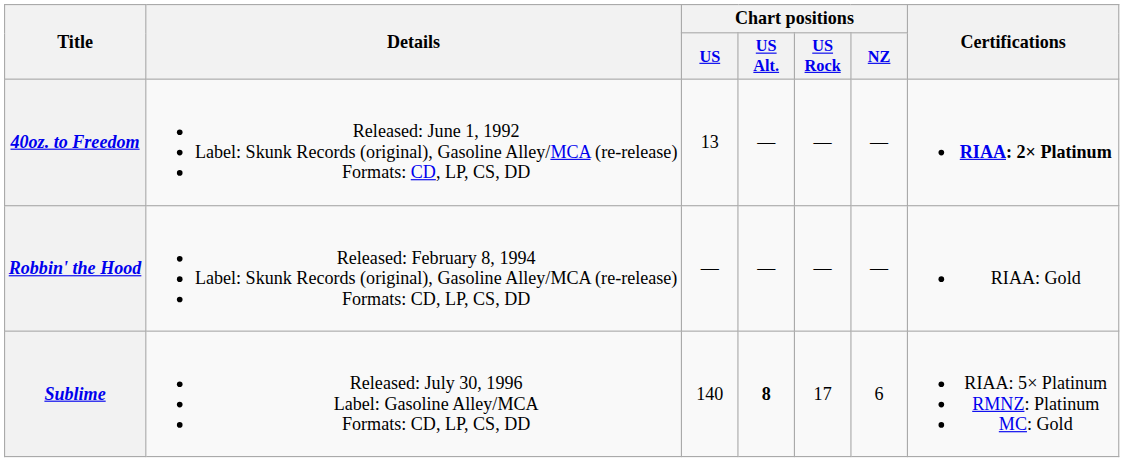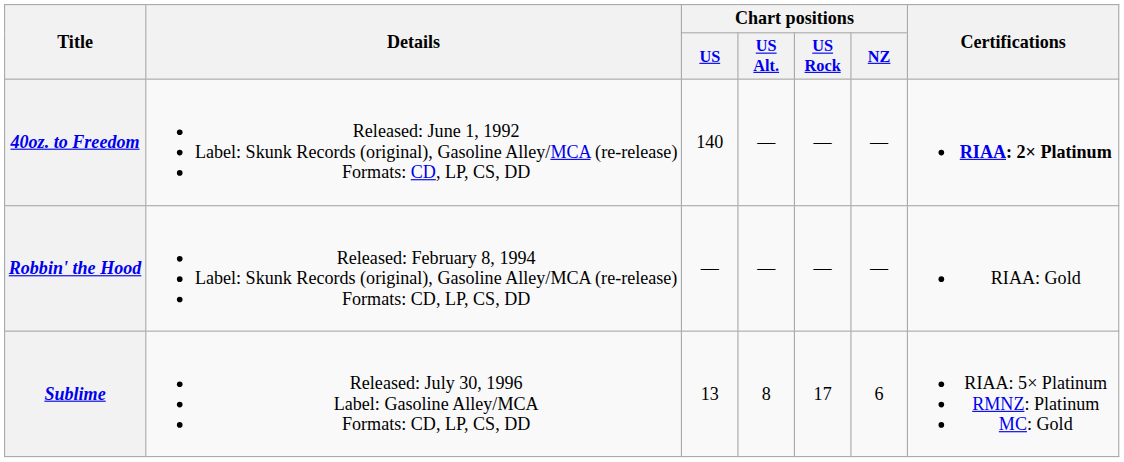(710, 142) 13 -> (710, 142) 140
(710, 393) 140 -> (710, 393) 13
(766, 393) bold -> (766, 393) normal
